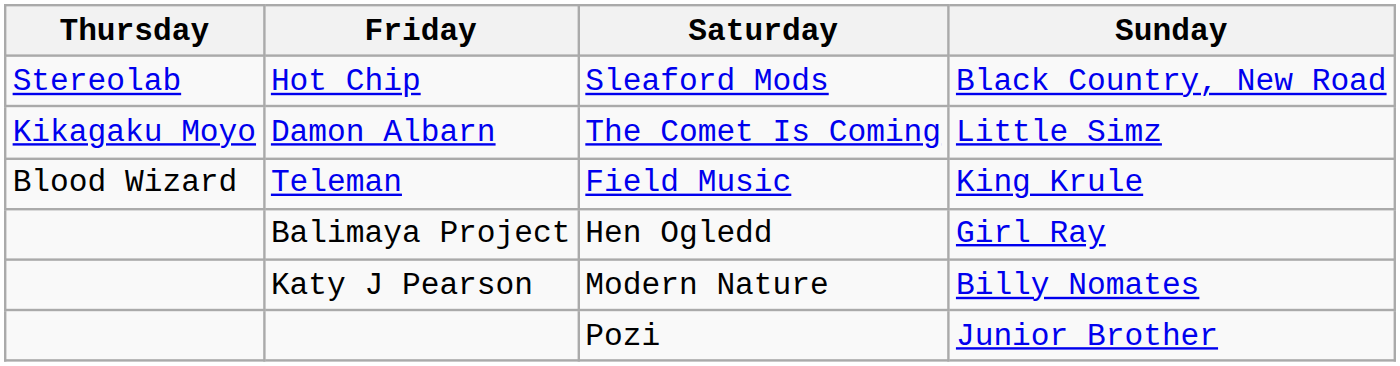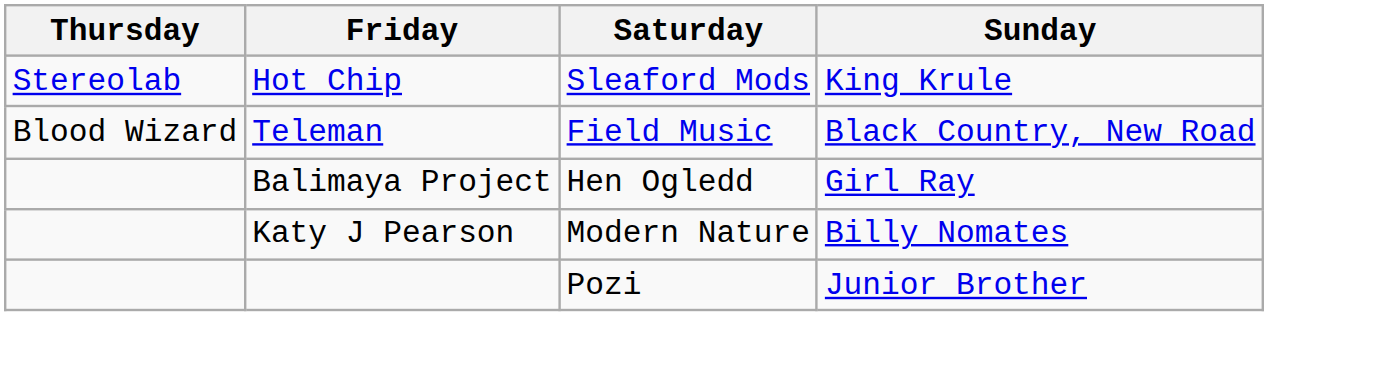(1171, 81) Black Country, New Road -> (918, 81) King Krule
- row: (383, 132)
(1050, 183) King Krule -> (1040, 132) Black Country, New Road
